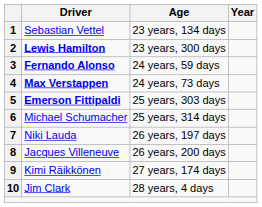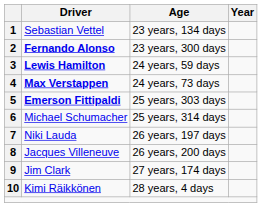(65, 48) Lewis Hamilton -> (69, 48) Fernando Alonso
(69, 65) Fernando Alonso -> (65, 65) Lewis Hamilton
(63, 170) Kimi Räikkönen -> (47, 170) Jim Clark
(47, 188) Jim Clark -> (63, 188) Kimi Räikkönen
